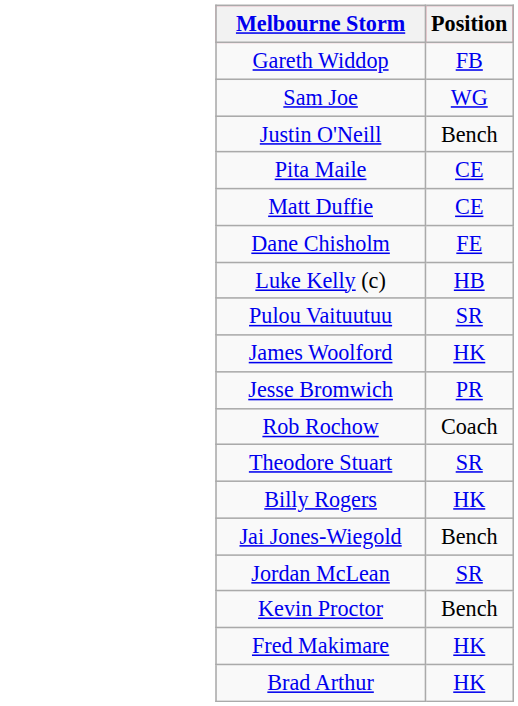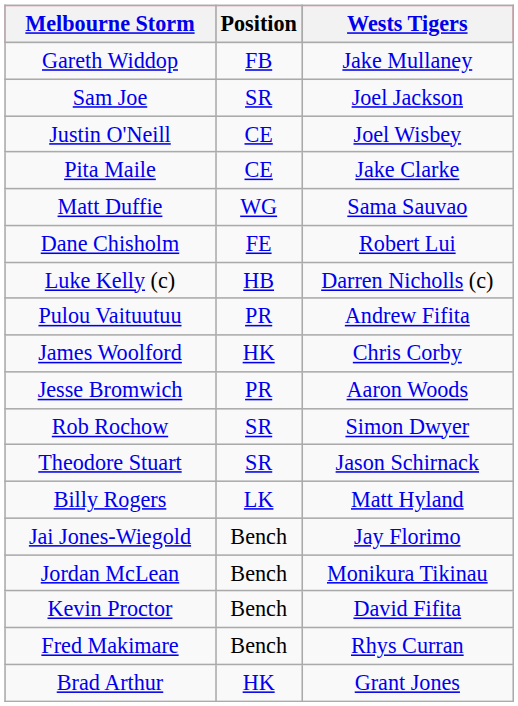+ column: (407, 23)
(469, 97) WG -> (259, 97) SR
(469, 133) Bench -> (259, 133) CE
(469, 206) CE -> (259, 206) WG
(469, 316) SR -> (259, 316) PR
(469, 426) Coach -> (259, 426) SR
(469, 499) HK -> (259, 499) LK
(469, 572) SR -> (259, 572) Bench
(469, 645) HK -> (259, 645) Bench
